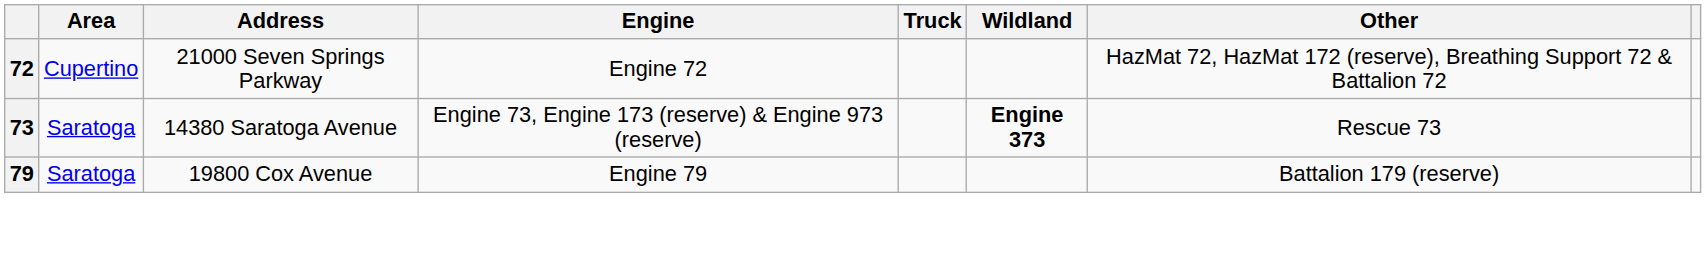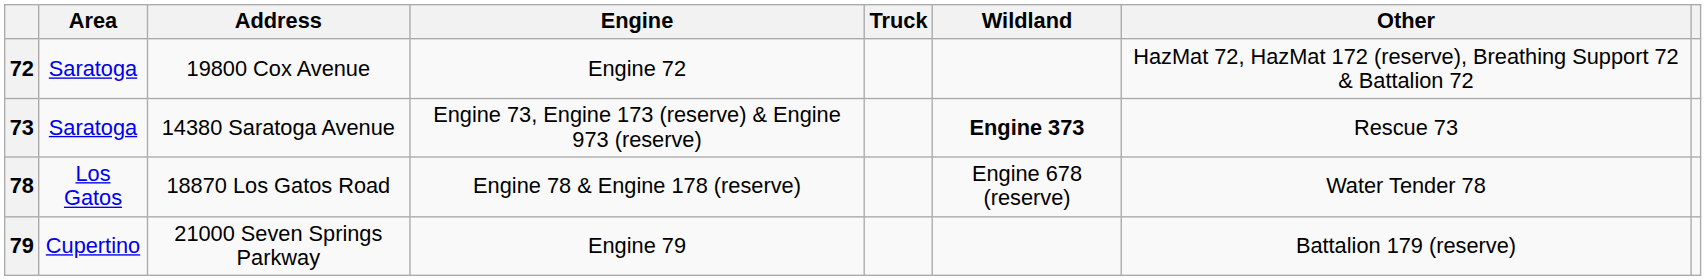(91, 68) Cupertino -> (93, 68) Saratoga
(280, 68) 21000 Seven Springs Parkway -> (278, 68) 19800 Cox Avenue
+ row: (22, 186)
(91, 174) Saratoga -> (93, 245) Cupertino
(280, 174) 19800 Cox Avenue -> (278, 245) 21000 Seven Springs Parkway
